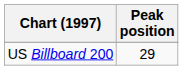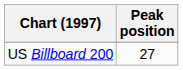(147, 53) 29 -> (147, 53) 27
